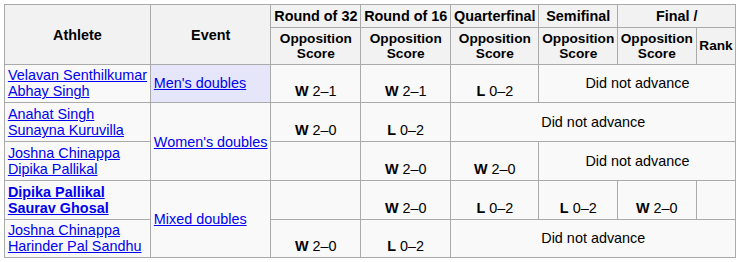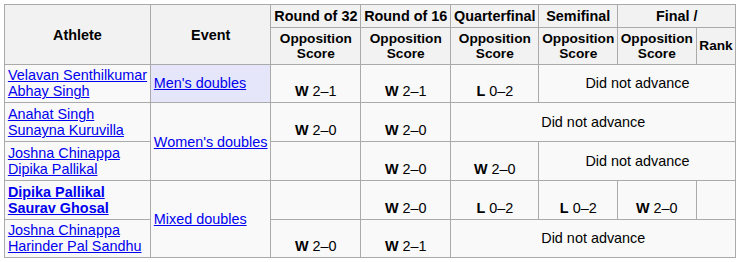(406, 130) L 0–2 -> (406, 130) W 2–0
(406, 246) L 0–2 -> (406, 246) W 2–1
